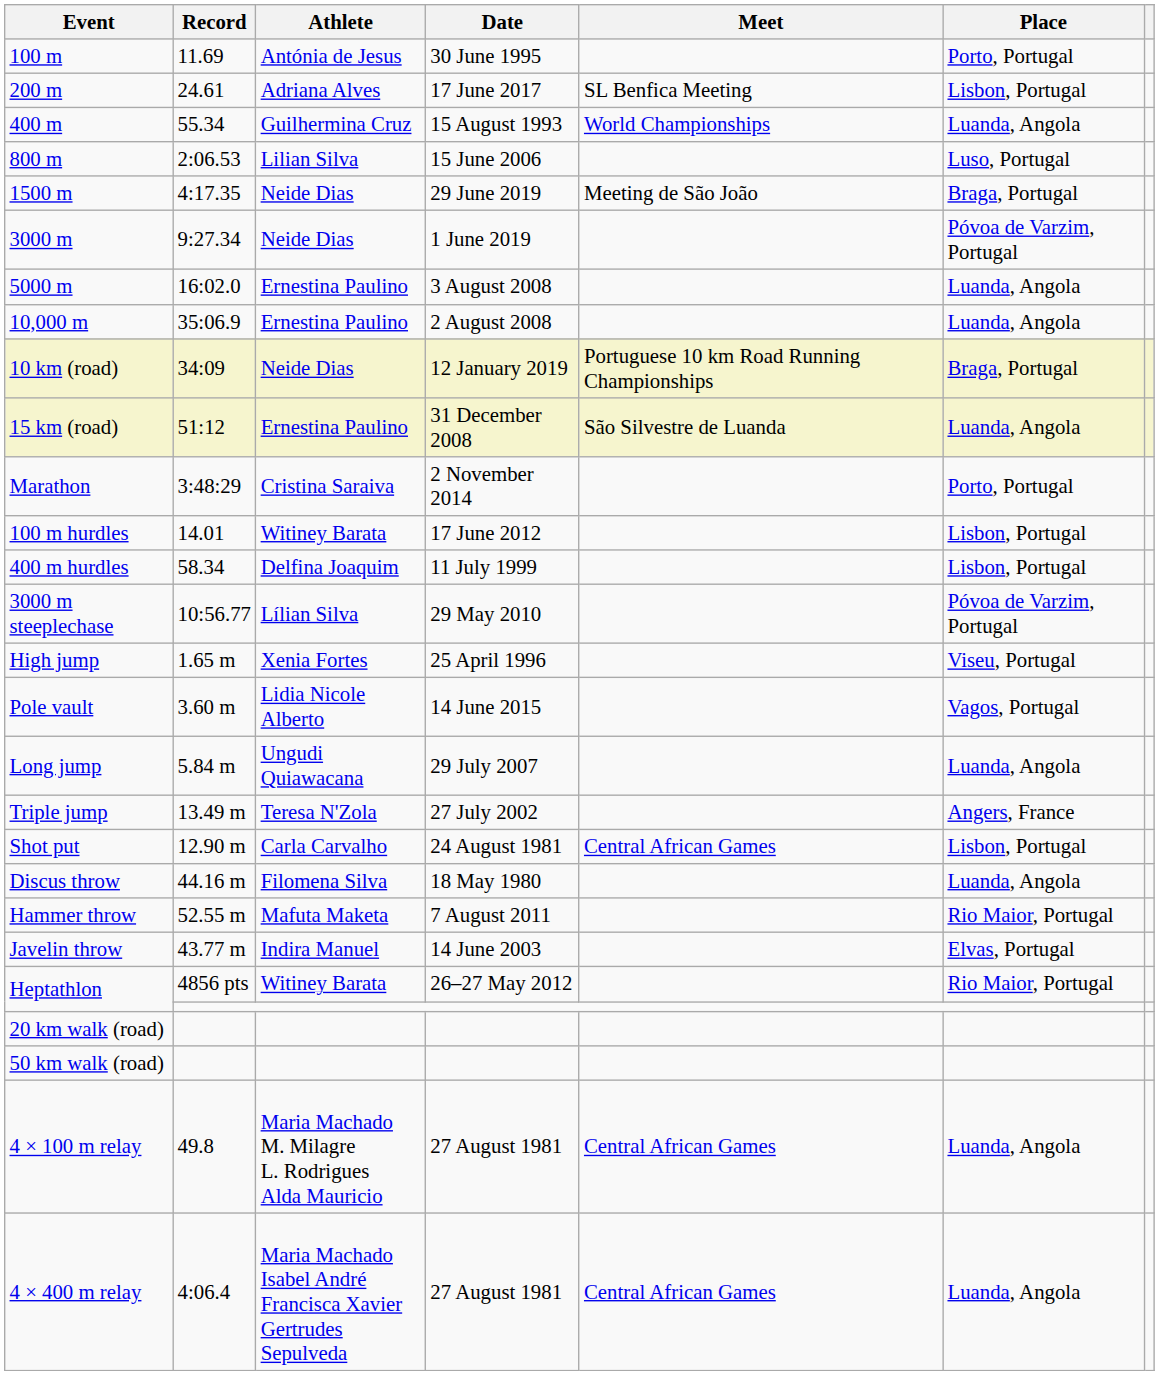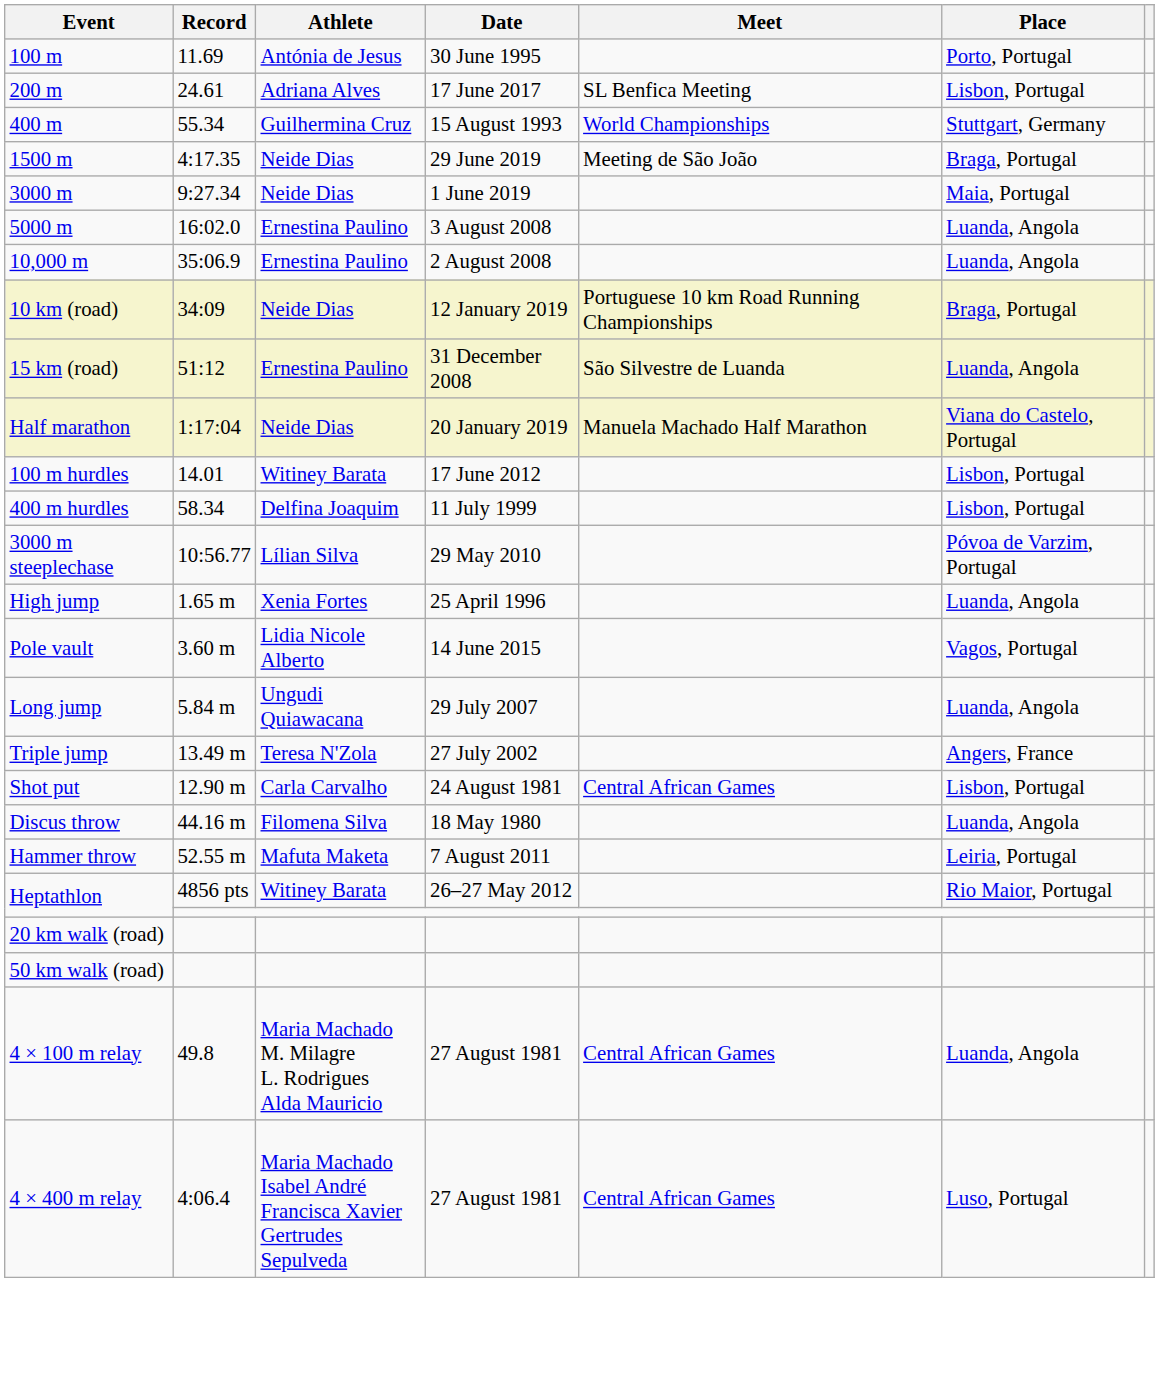(1014, 124) Luanda, Angola -> (1026, 124) Stuttgart, Germany
- row: (36, 159)
(1021, 240) Póvoa de Varzim, Portugal -> (1008, 193) Maia, Portugal
+ row: (70, 426)
- row: (50, 485)
(1012, 660) Viseu, Portugal -> (1013, 601) Luanda, Angola
(1031, 915) Rio Maior, Portugal -> (1011, 856) Leiria, Portugal
- row: (66, 949)
(1014, 1291) Luanda, Angola -> (1007, 1198) Luso, Portugal
